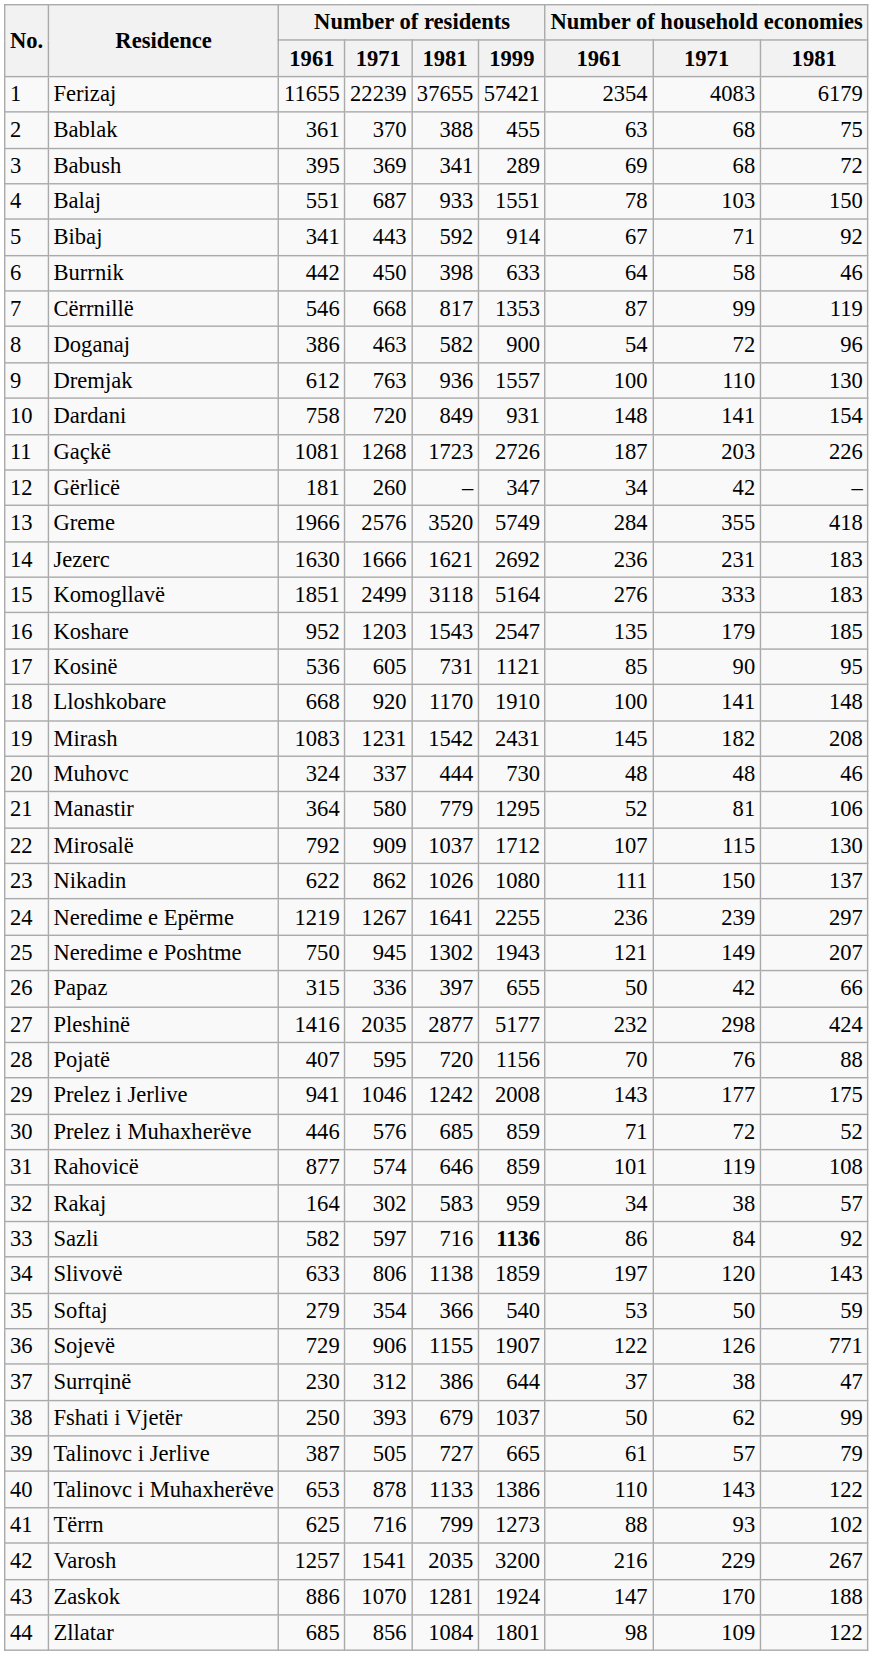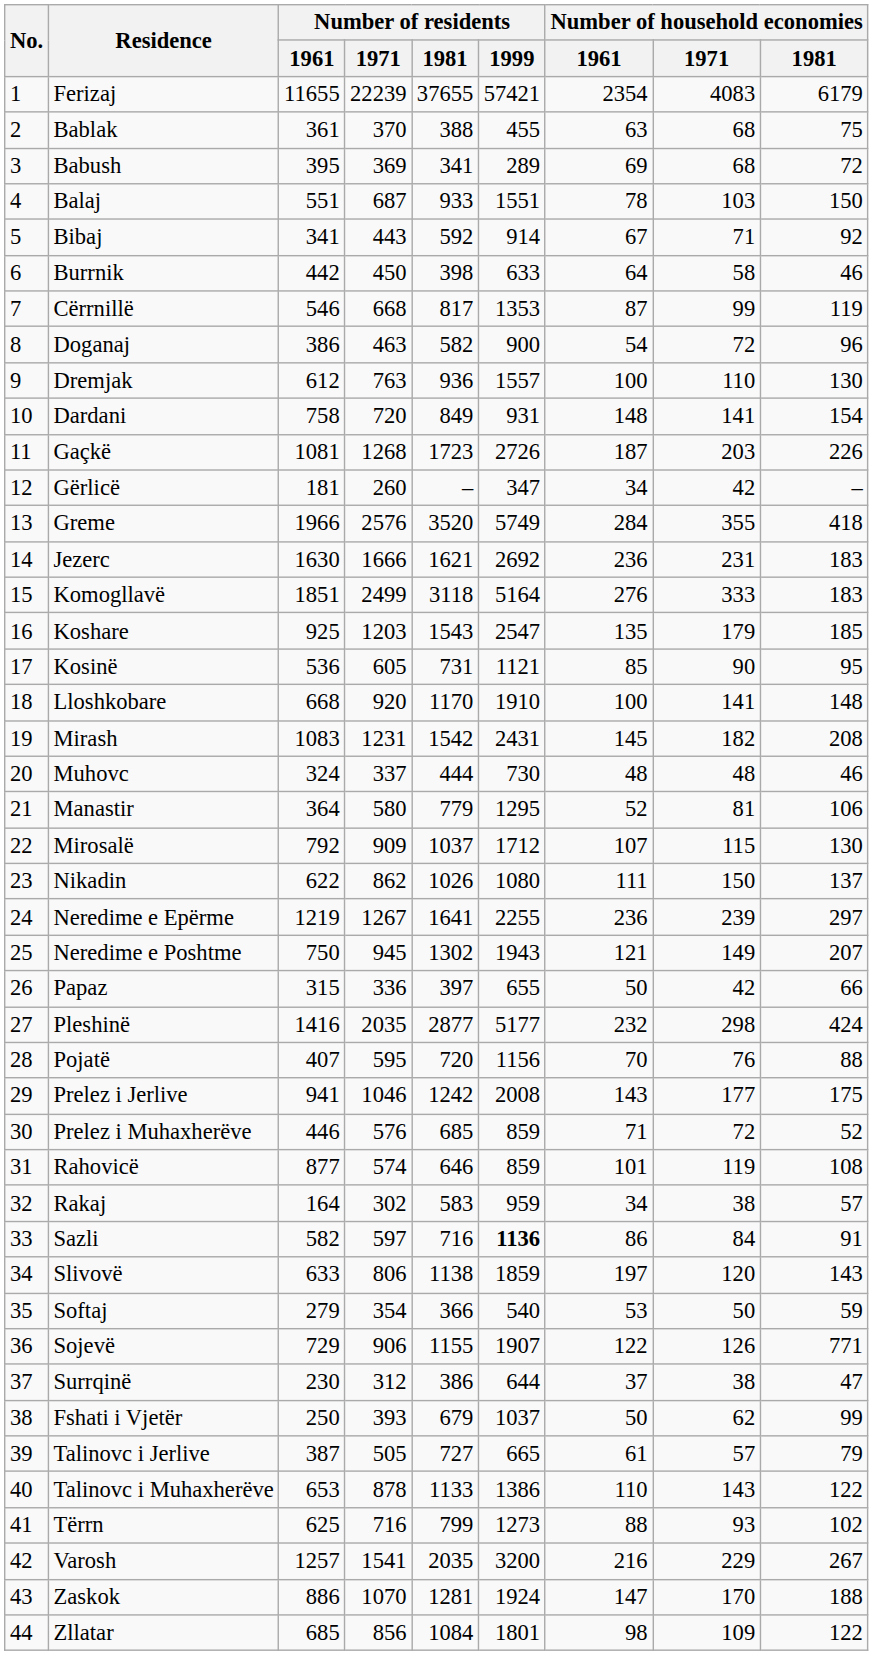(323, 630) 952 -> (323, 630) 925
(851, 1238) 92 -> (851, 1238) 91
